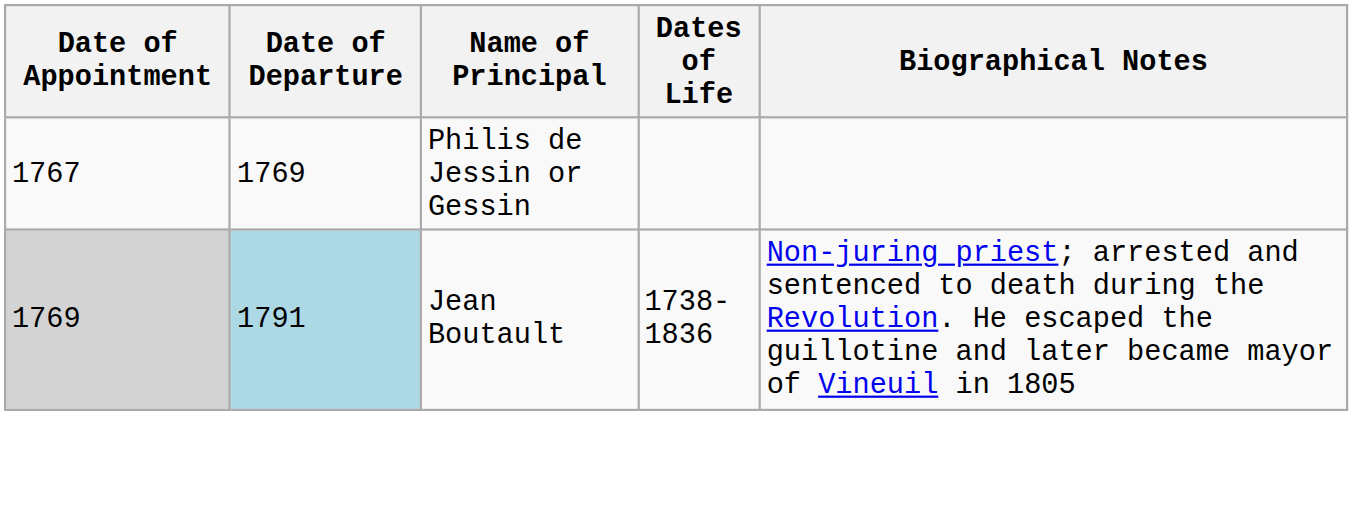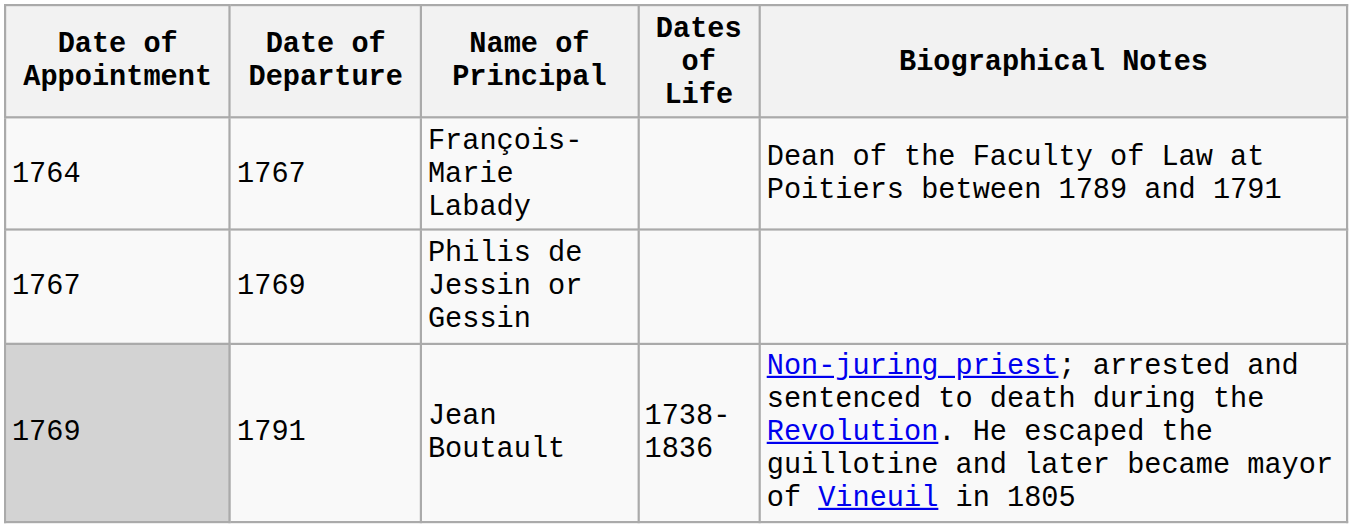+ row: (505, 174)
(271, 320) lightblue background -> (271, 432) no background
